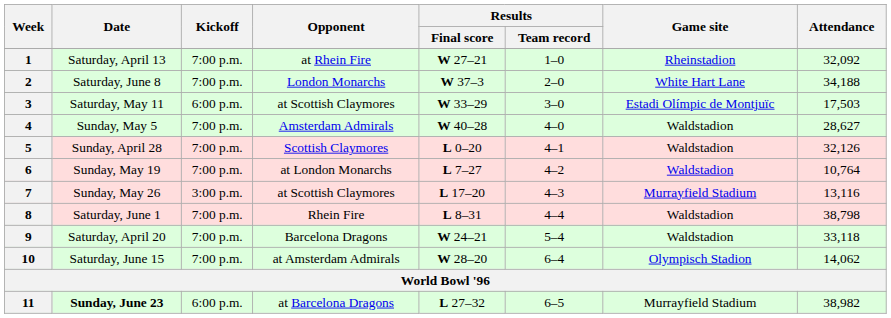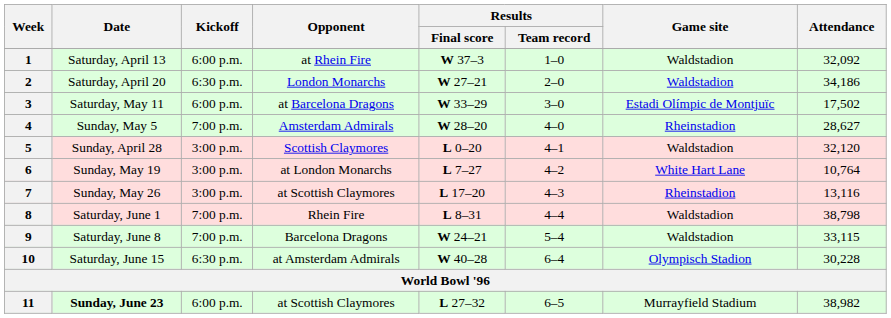(217, 59) 7:00 p.m. -> (217, 59) 6:00 p.m.
(462, 59) W 27–21 -> (462, 59) W 37–3
(700, 59) Rheinstadion -> (700, 59) Waldstadion
(117, 81) Saturday, June 8 -> (117, 81) Saturday, April 20
(217, 81) 7:00 p.m. -> (217, 81) 6:30 p.m.
(462, 81) W 37–3 -> (462, 81) W 27–21
(700, 81) White Hart Lane -> (700, 81) Waldstadion
(842, 81) 34,188 -> (842, 81) 34,186
(336, 103) at Scottish Claymores -> (336, 103) at Barcelona Dragons
(842, 103) 17,503 -> (842, 103) 17,502
(462, 125) W 40–28 -> (462, 125) W 28–20
(700, 125) Waldstadion -> (700, 125) Rheinstadion
(217, 148) 7:00 p.m. -> (217, 148) 3:00 p.m.
(842, 148) 32,126 -> (842, 148) 32,120
(217, 170) 7:00 p.m. -> (217, 170) 3:00 p.m.
(700, 170) Waldstadion -> (700, 170) White Hart Lane
(700, 192) Murrayfield Stadium -> (700, 192) Rheinstadion
(117, 236) Saturday, April 20 -> (117, 236) Saturday, June 8
(842, 236) 33,118 -> (842, 236) 33,115
(217, 258) 7:00 p.m. -> (217, 258) 6:30 p.m.
(462, 258) W 28–20 -> (462, 258) W 40–28
(842, 258) 14,062 -> (842, 258) 30,228
(336, 302) at Barcelona Dragons -> (336, 302) at Scottish Claymores
